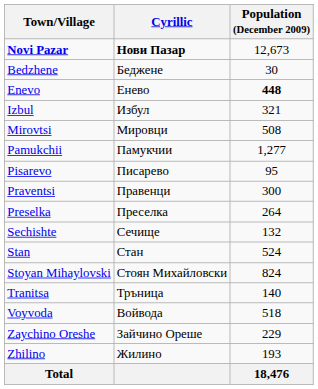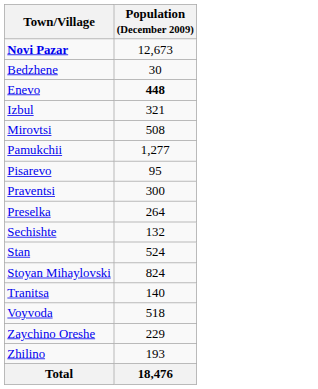- column: (172, 21)
